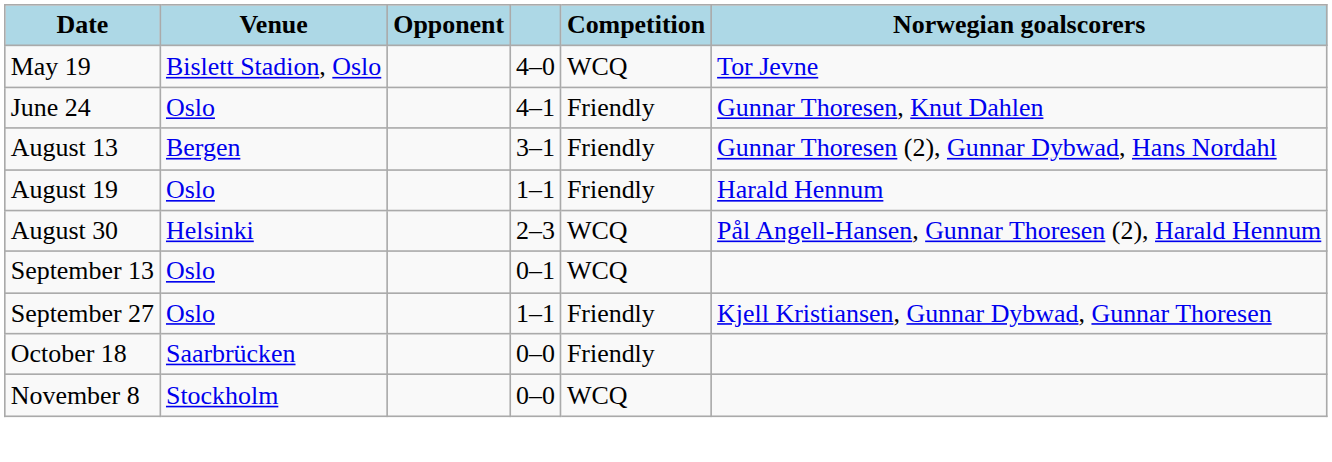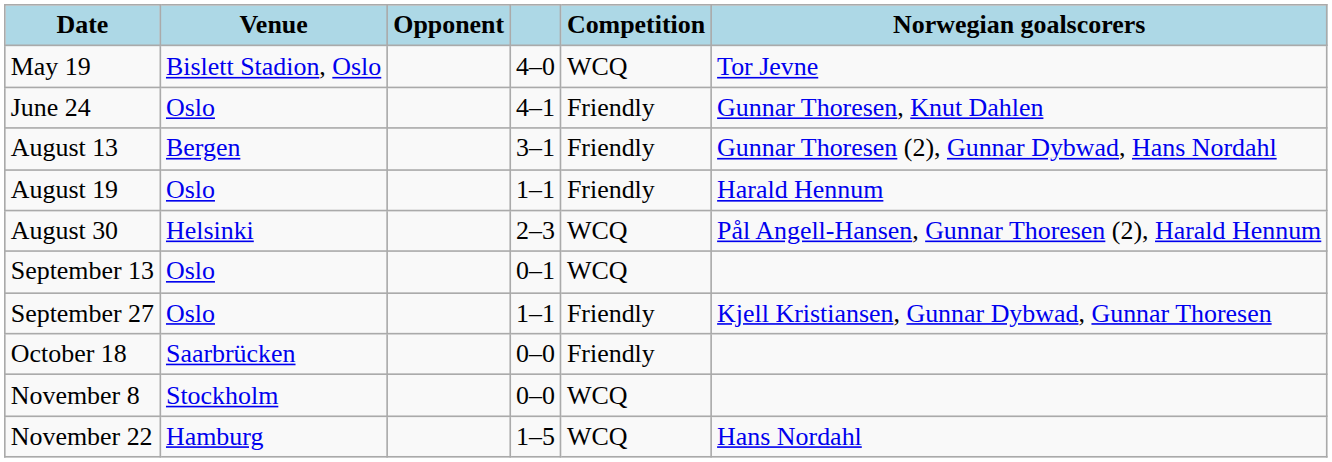+ row: (82, 436)
